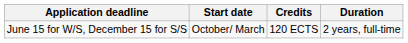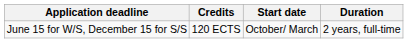columns swapped: (228, 12) <-> (294, 12)
